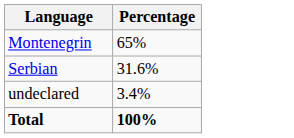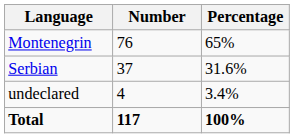+ column: (157, 17)
